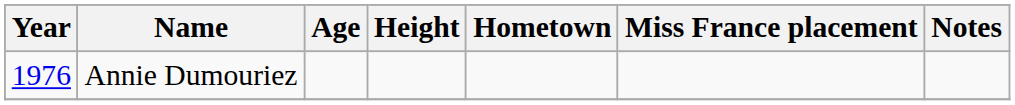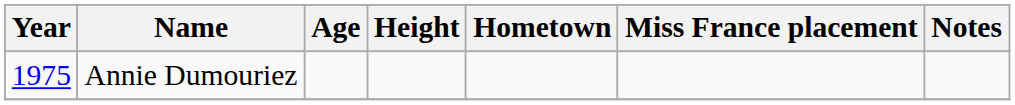(41, 74) 1976 -> (41, 74) 1975
